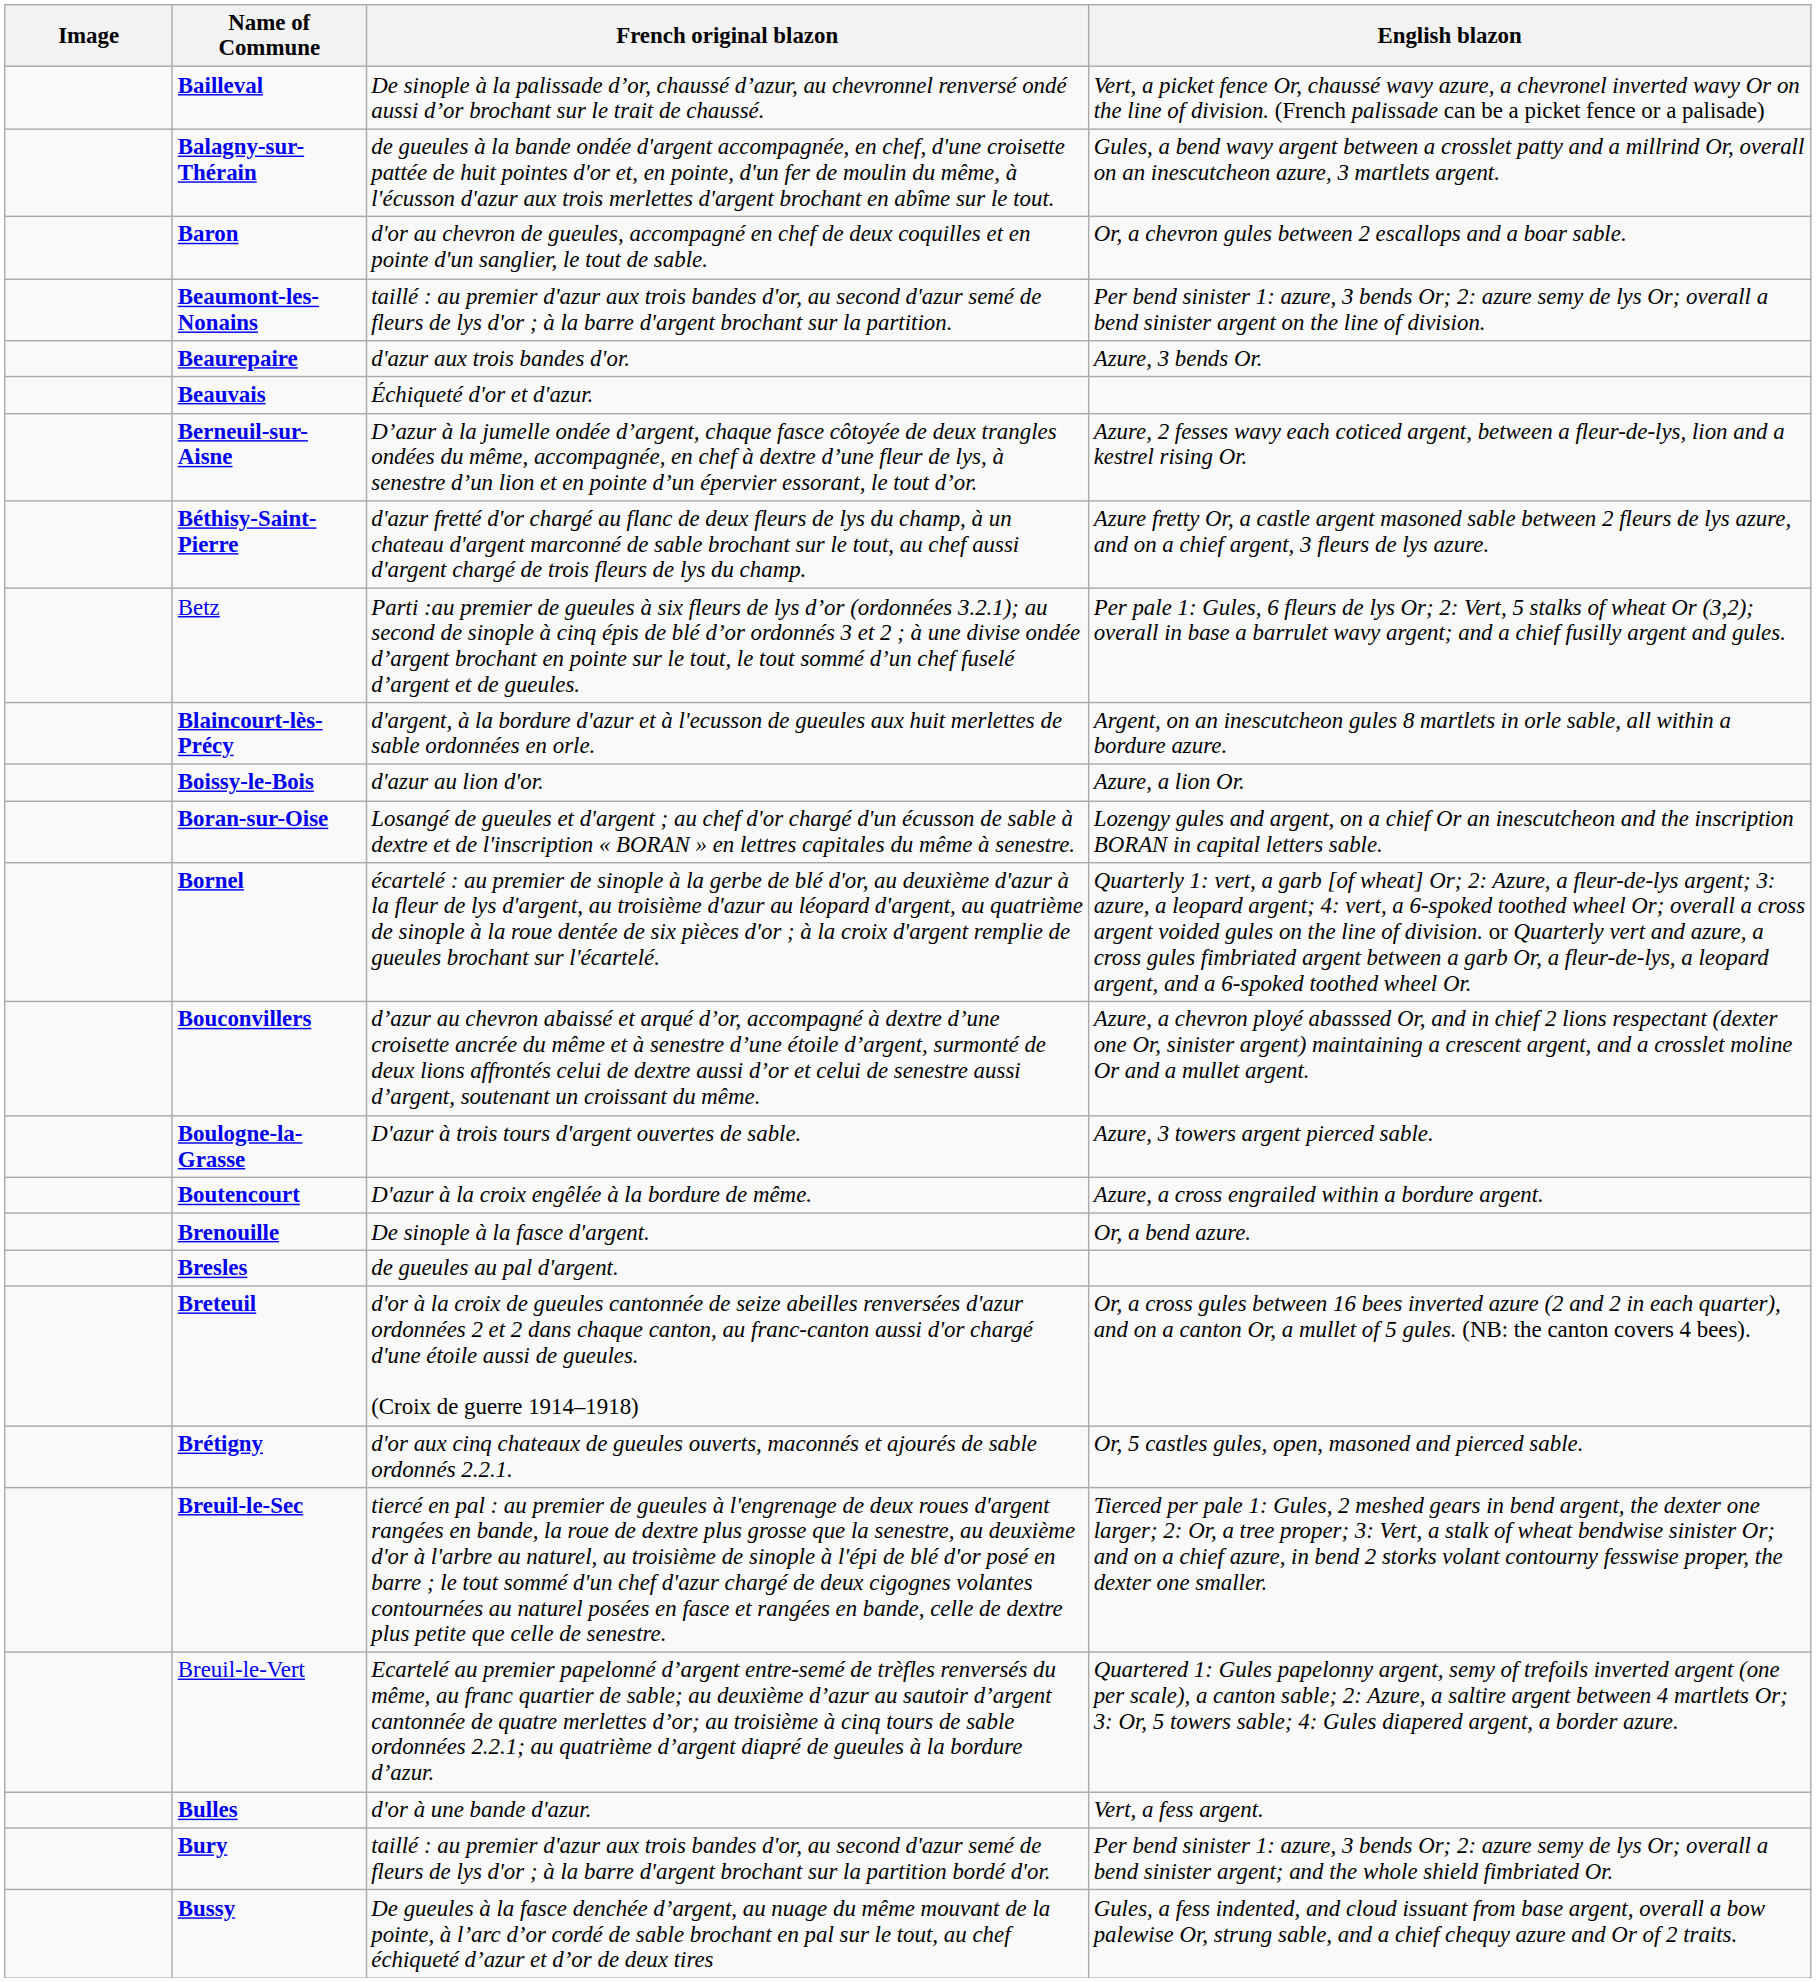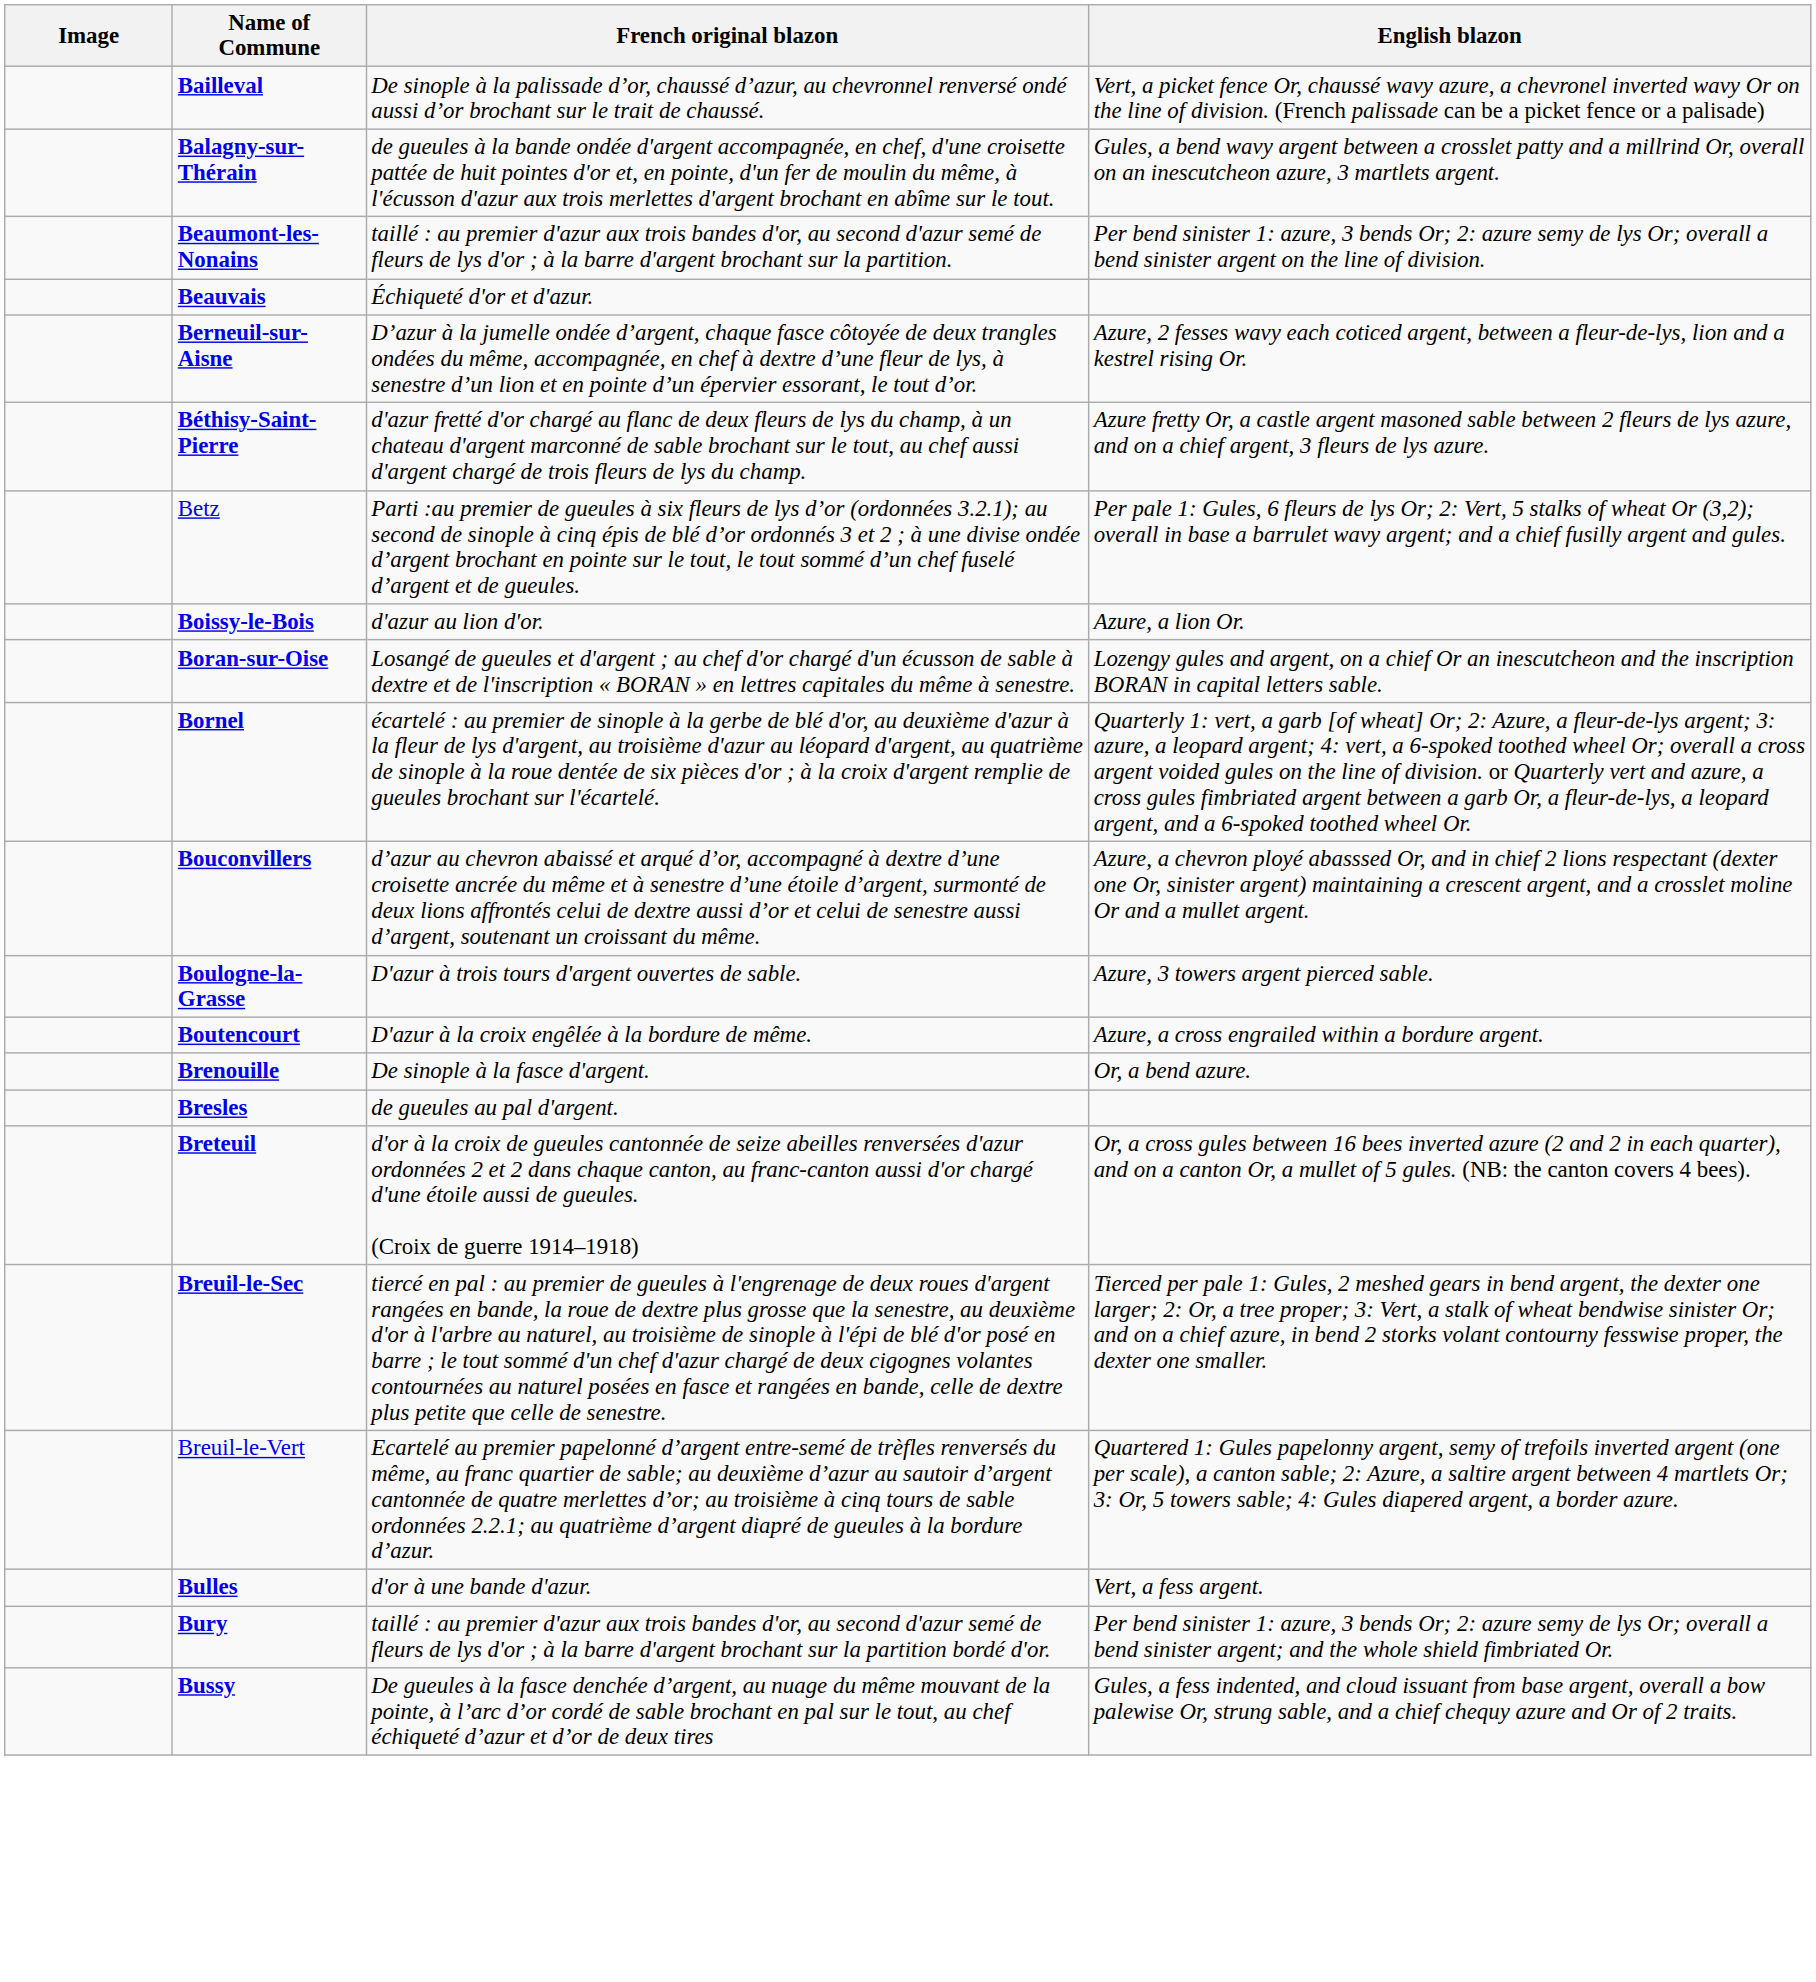- row: (208, 234)
- row: (238, 358)
- row: (250, 732)
- row: (220, 1443)
